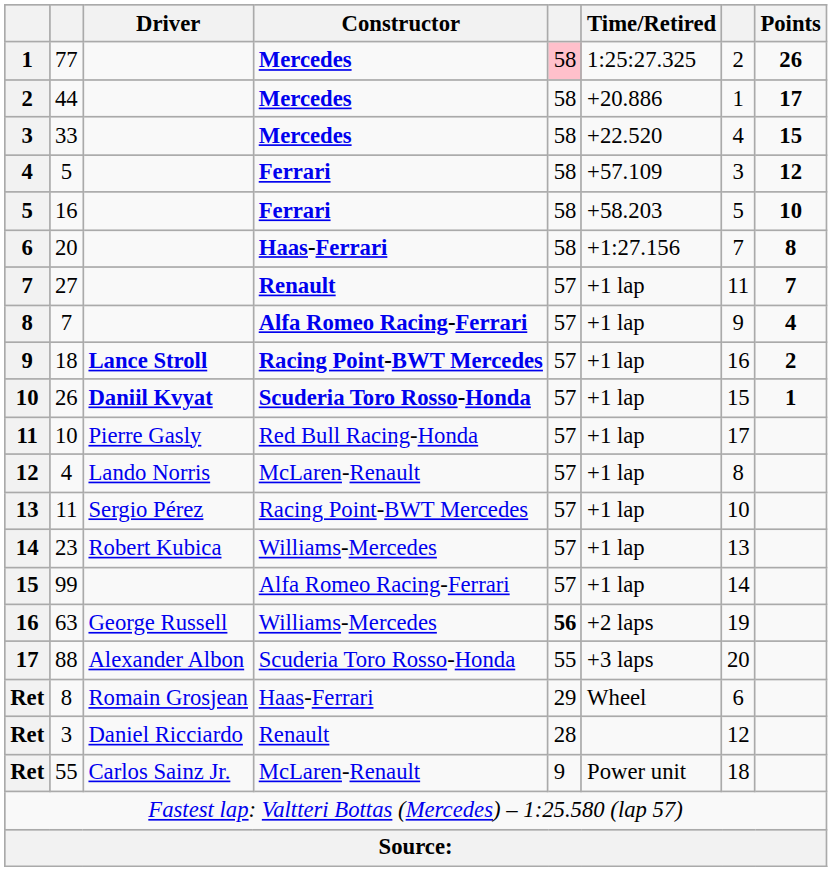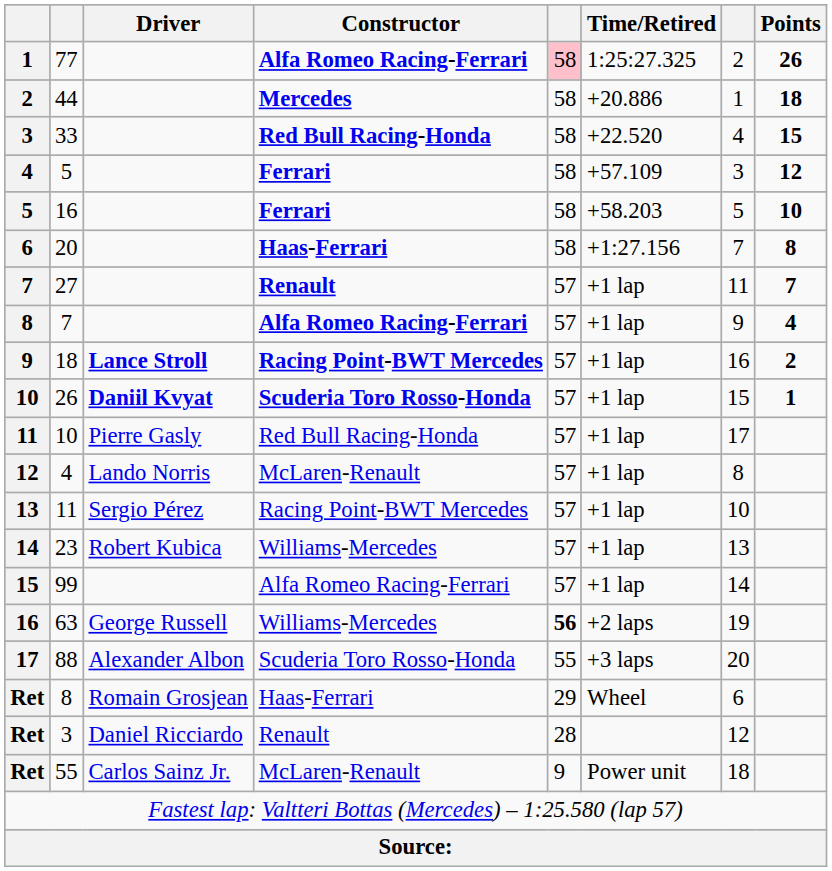(305, 60) Mercedes -> (393, 60) Alfa Romeo Racing-Ferrari
(791, 97) 17 -> (791, 97) 18
(305, 135) Mercedes -> (375, 135) Red Bull Racing-Honda
